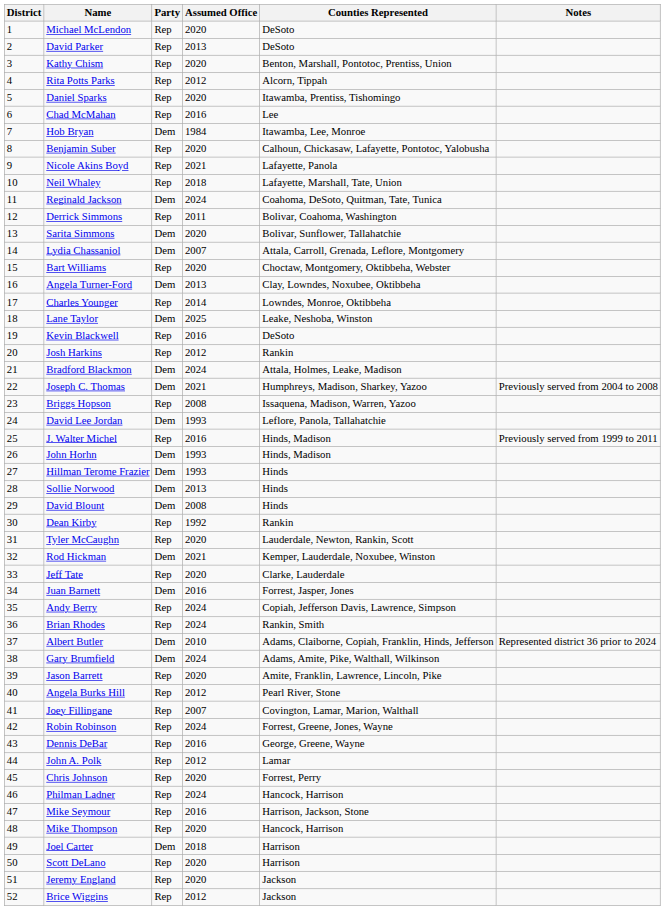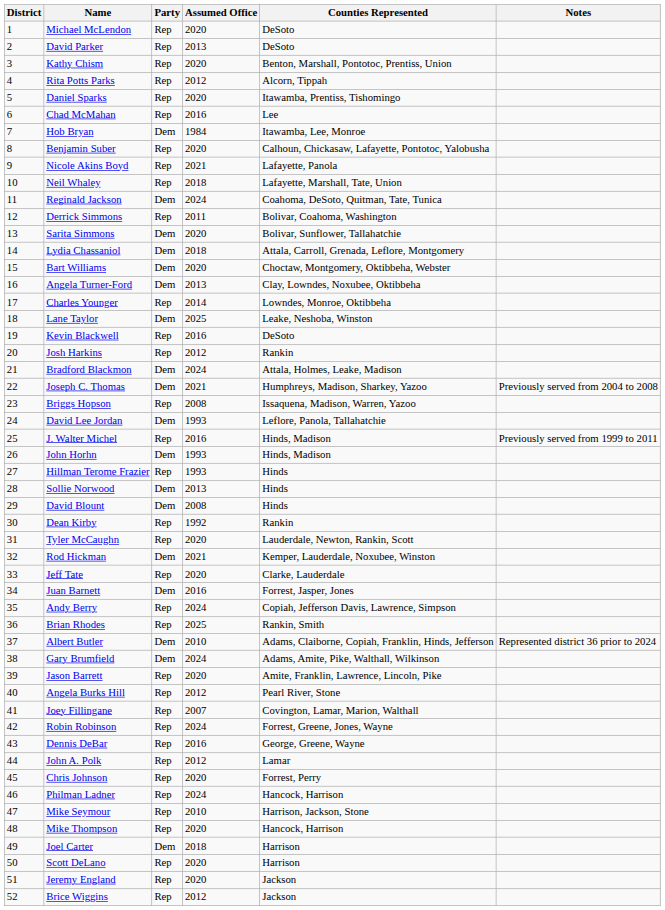(196, 251) 2007 -> (196, 251) 2018
(163, 268) Rep -> (165, 268) Dem
(165, 472) Dem -> (163, 472) Rep
(196, 625) 2024 -> (196, 625) 2025
(196, 812) 2016 -> (196, 812) 2010
